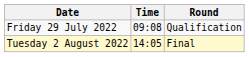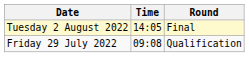rows swapped: (62, 28) <-> (67, 44)
